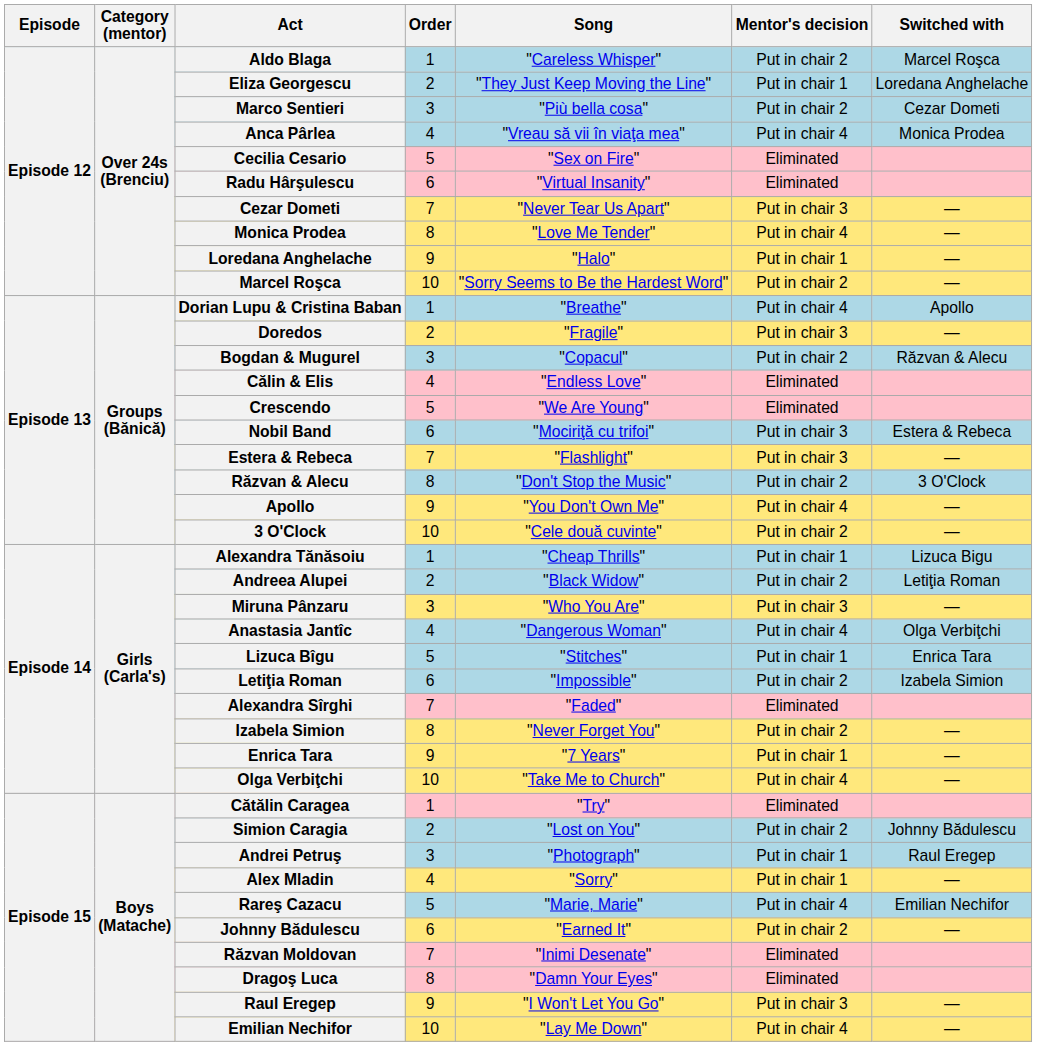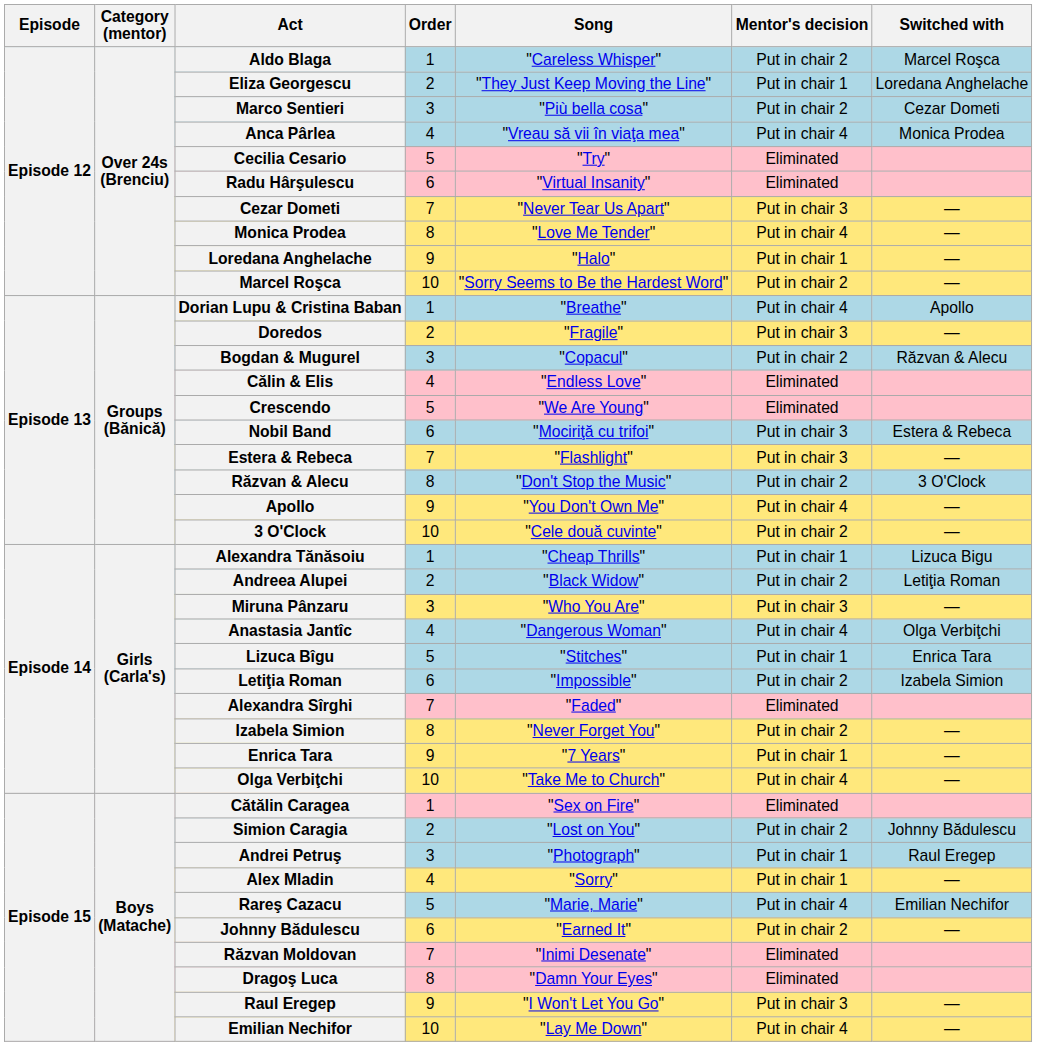(594, 158) "Sex on Fire" -> (594, 158) "Try"
(594, 805) "Try" -> (594, 805) "Sex on Fire"
